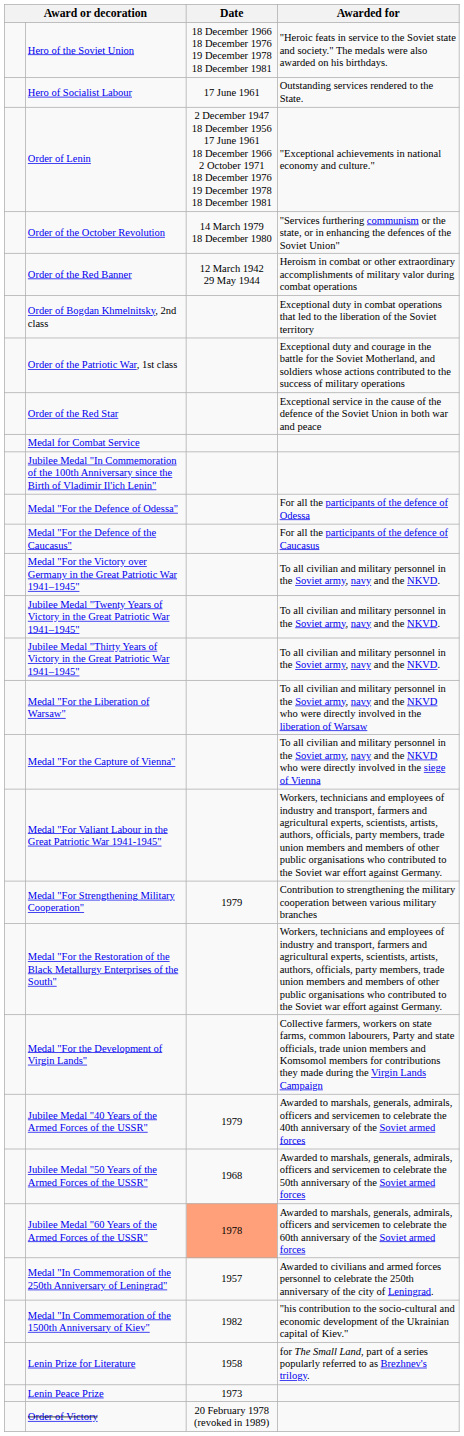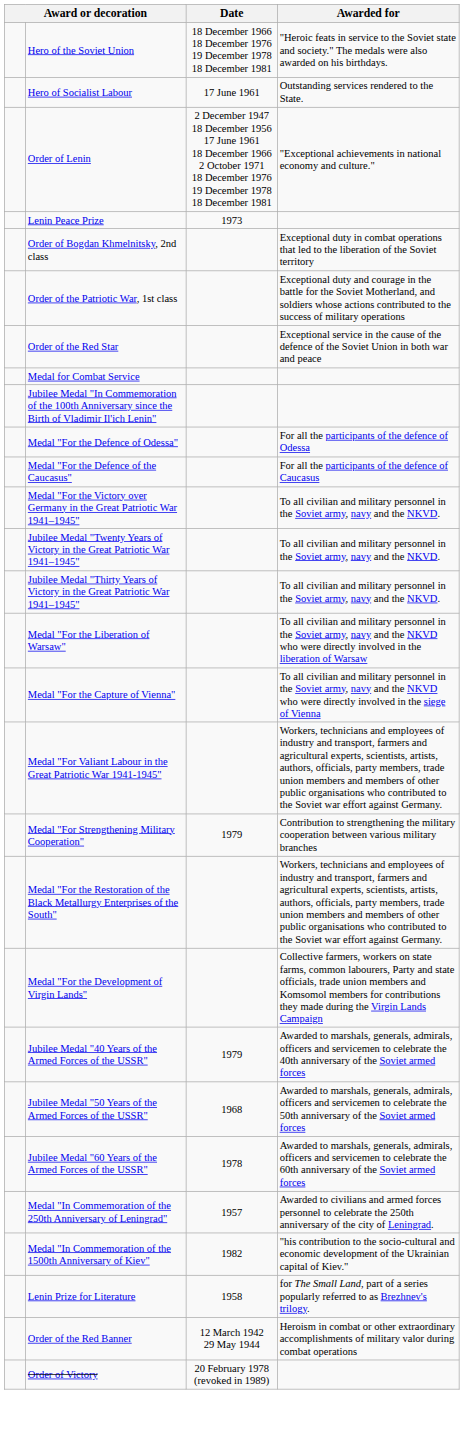- row: (96, 232)
rows swapped: (80, 274) <-> (66, 1393)
(232, 1230) lightsalmon background -> (232, 1163) no background
